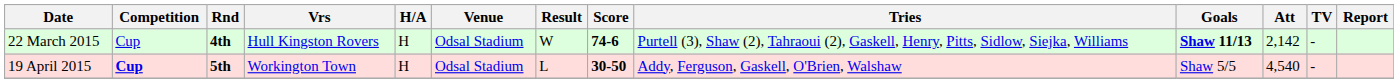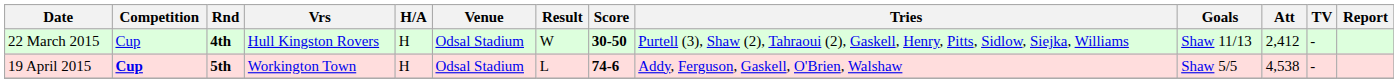(605, 41) 74-6 -> (609, 41) 30-50
(1216, 41) bold -> (1216, 41) normal
(1283, 41) 2,142 -> (1283, 41) 2,412
(609, 65) 30-50 -> (606, 65) 74-6
(1283, 65) 4,540 -> (1283, 65) 4,538
